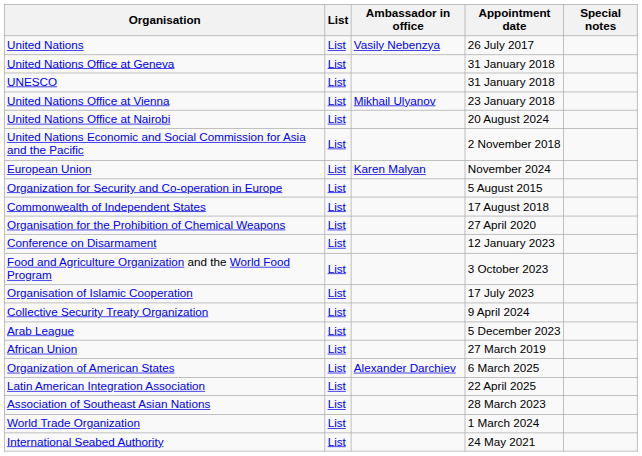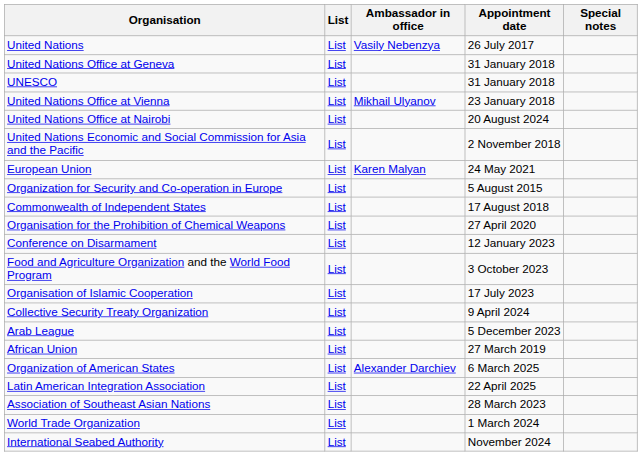(509, 169) November 2024 -> (502, 169) 24 May 2021
(502, 442) 24 May 2021 -> (509, 442) November 2024
